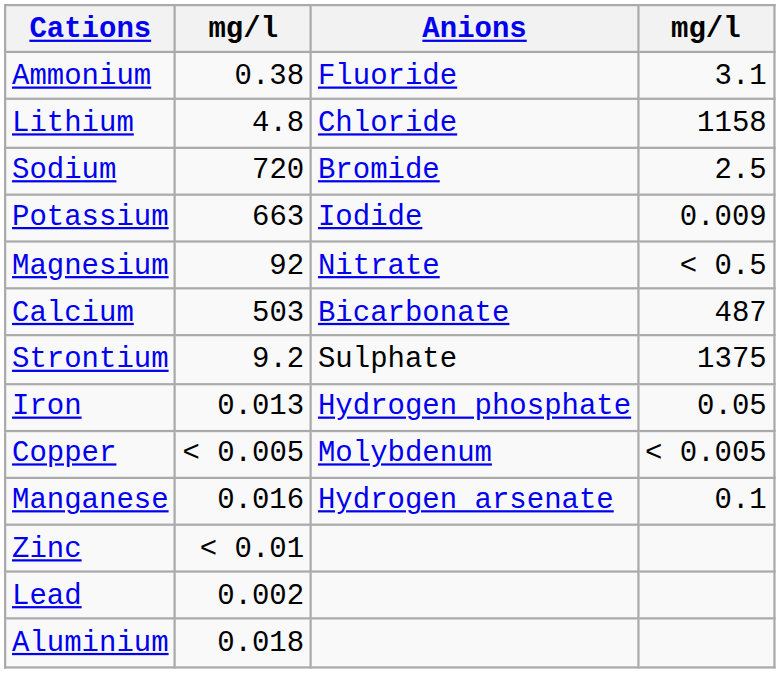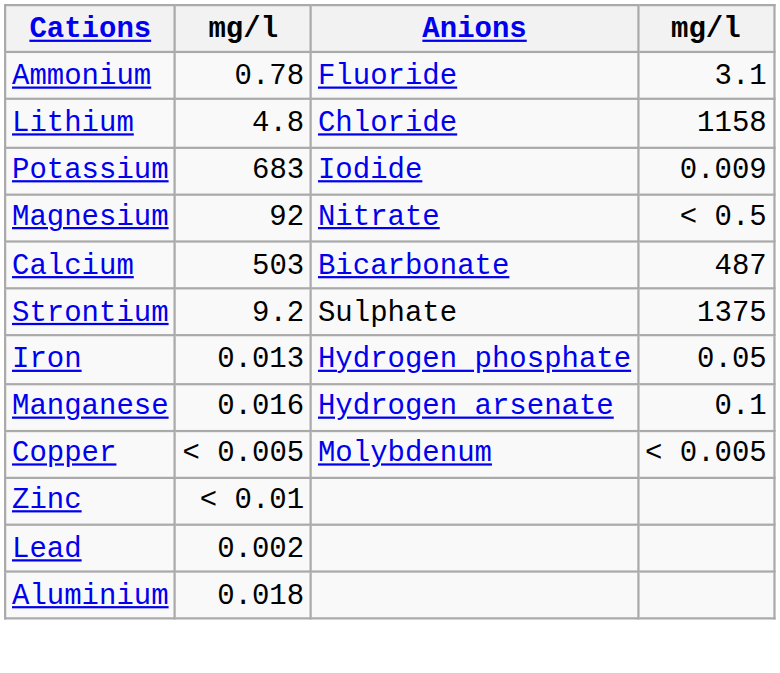(269, 76) 0.38 -> (269, 76) 0.78
- row: (64, 170)
(278, 218) 663 -> (278, 170) 683
rows swapped: (90, 501) <-> (64, 454)
